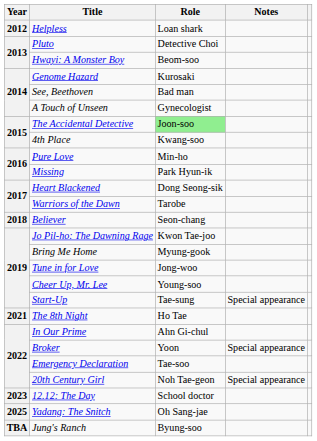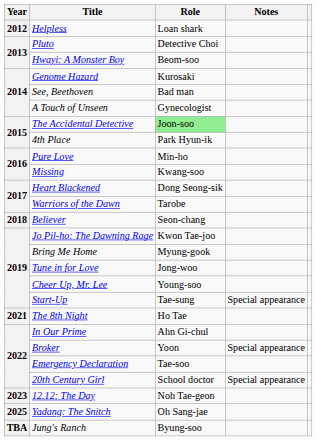(181, 140) Kwang-soo -> (185, 140) Park Hyun-ik
(185, 172) Park Hyun-ik -> (181, 172) Kwang-soo
(186, 380) Noh Tae-geon -> (186, 380) School doctor
(186, 396) School doctor -> (186, 396) Noh Tae-geon
